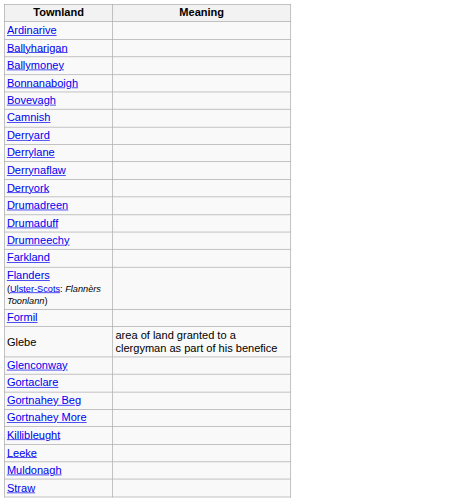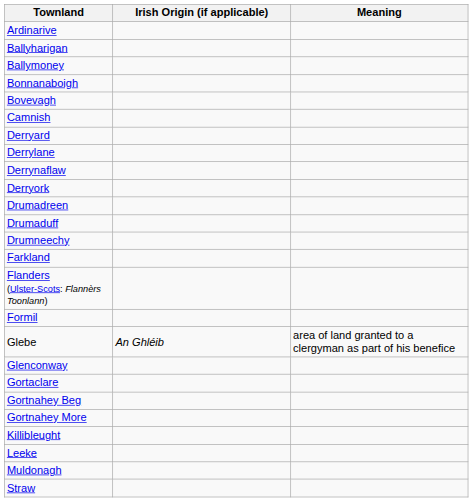+ column: (202, 13)
